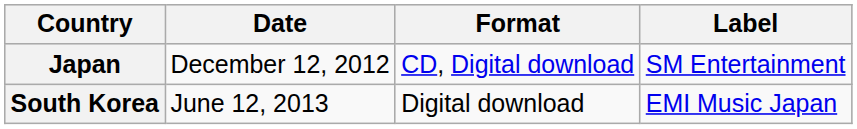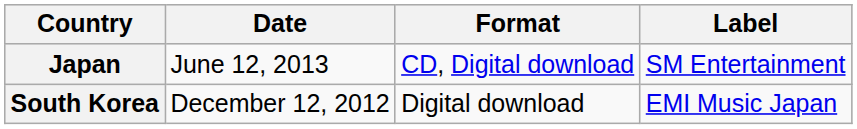(280, 63) December 12, 2012 -> (250, 63) June 12, 2013
(250, 103) June 12, 2013 -> (280, 103) December 12, 2012
